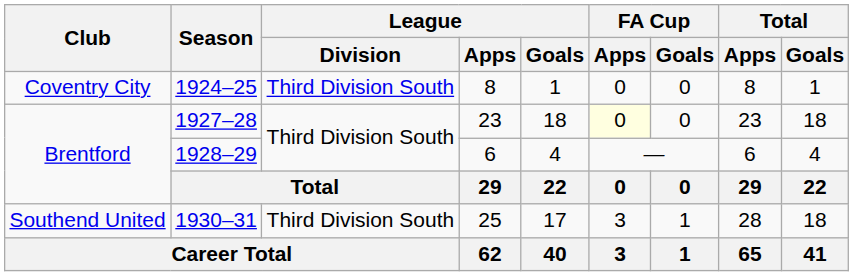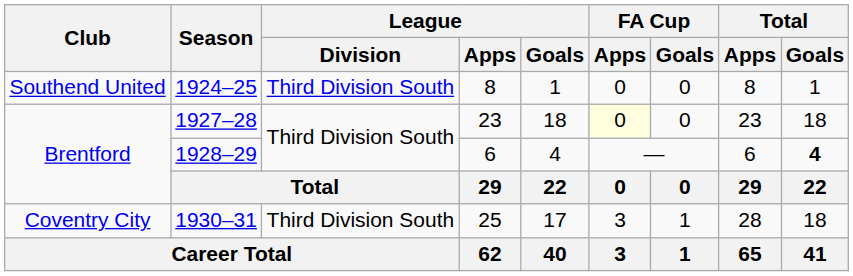(88, 87) Coventry City -> (88, 87) Southend United
(815, 154) normal -> (815, 154) bold
(88, 220) Southend United -> (88, 220) Coventry City
